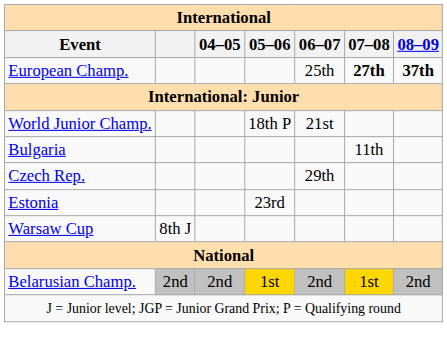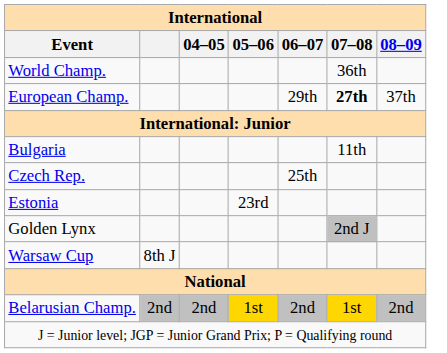+ row: (57, 70)
(320, 70) 25th -> (302, 96) 29th
(418, 70) bold -> (401, 96) normal
- row: (80, 123)
(320, 176) 29th -> (302, 176) 25th
+ row: (52, 228)
